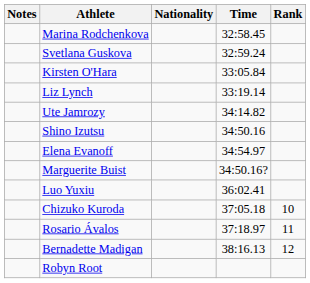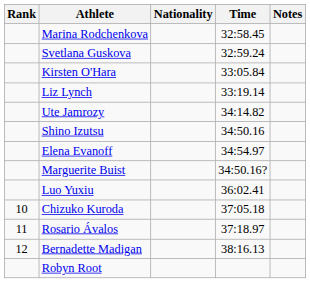columns swapped: (288, 14) <-> (22, 14)
